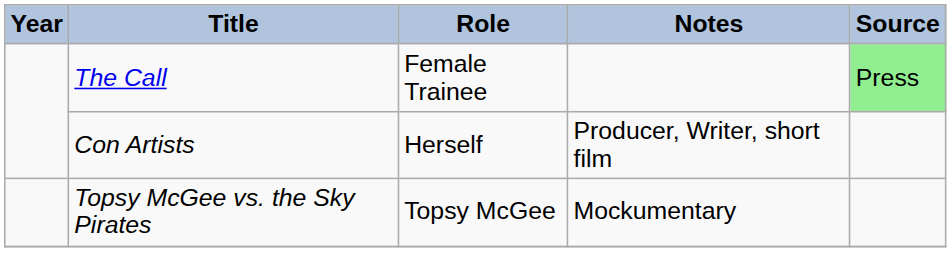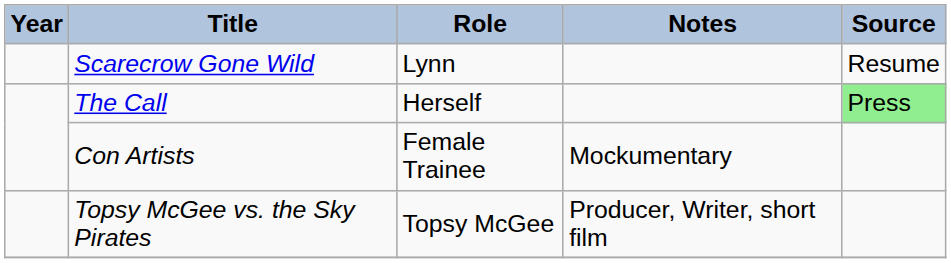+ row: (194, 63)
(446, 77) Female Trainee -> (442, 102) Herself
(443, 144) Herself -> (444, 156) Female Trainee
(697, 144) Producer, Writer, short film -> (651, 156) Mockumentary
(655, 211) Mockumentary -> (692, 223) Producer, Writer, short film
